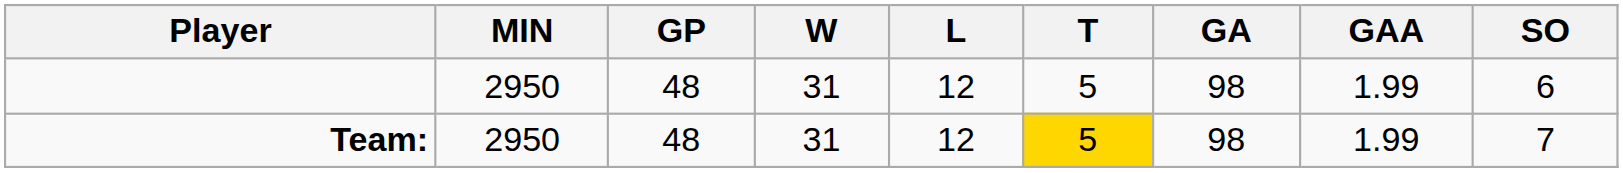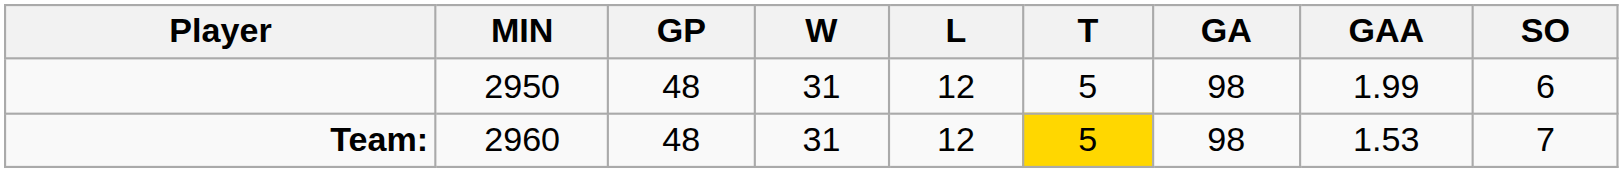(522, 139) 2950 -> (522, 139) 2960
(1386, 139) 1.99 -> (1386, 139) 1.53
